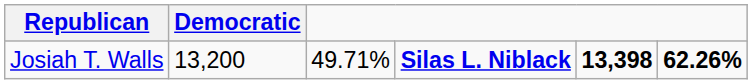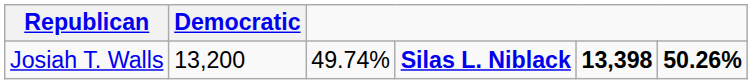(351, 59) 49.71% -> (351, 59) 49.74%
(703, 59) 62.26% -> (703, 59) 50.26%
